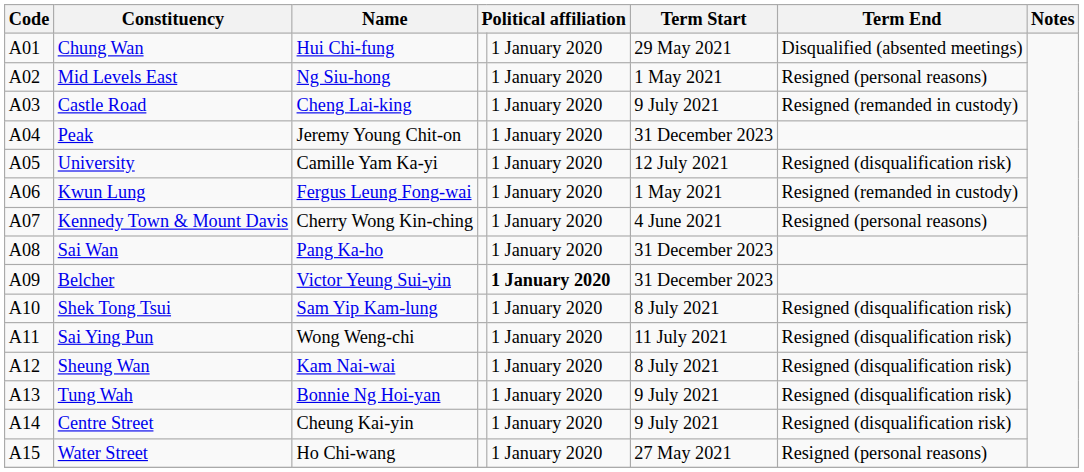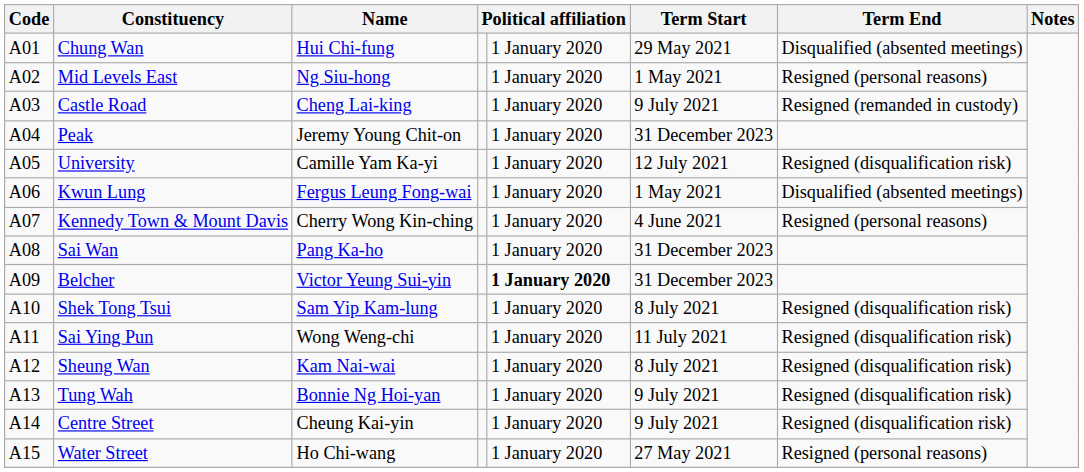(900, 192) Resigned (remanded in custody) -> (902, 192) Disqualified (absented meetings)
